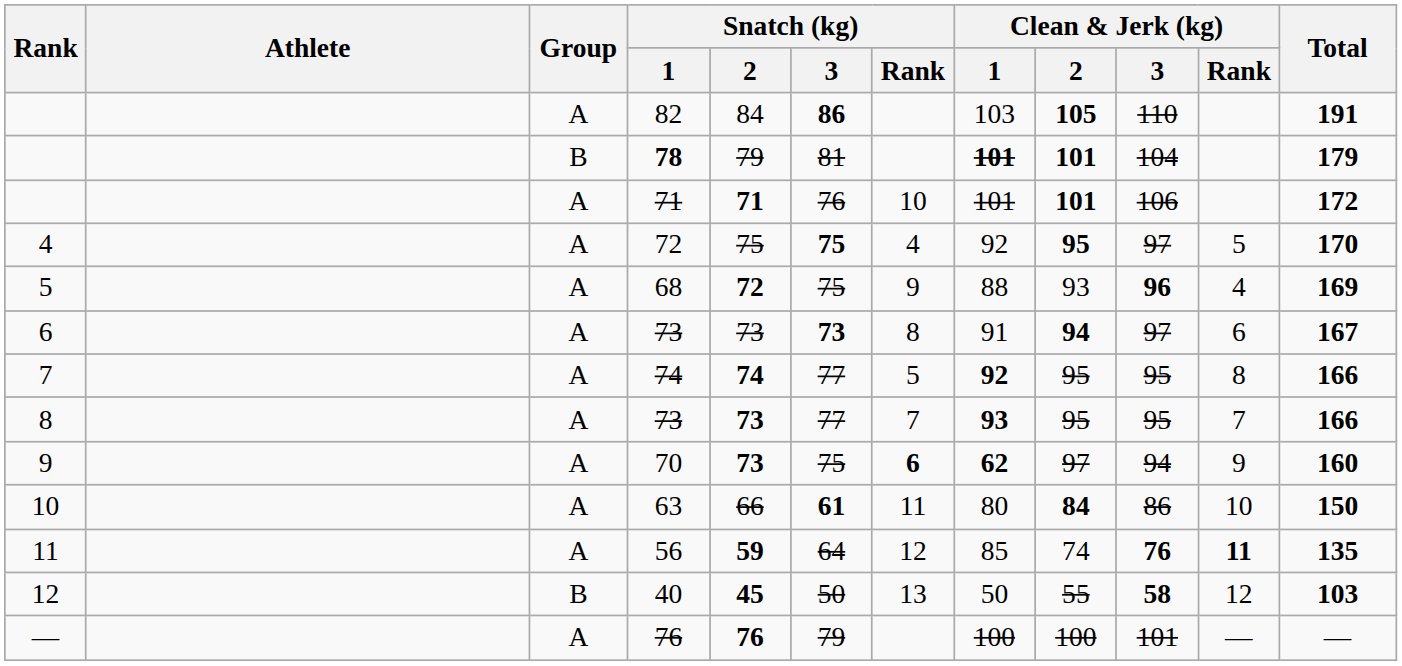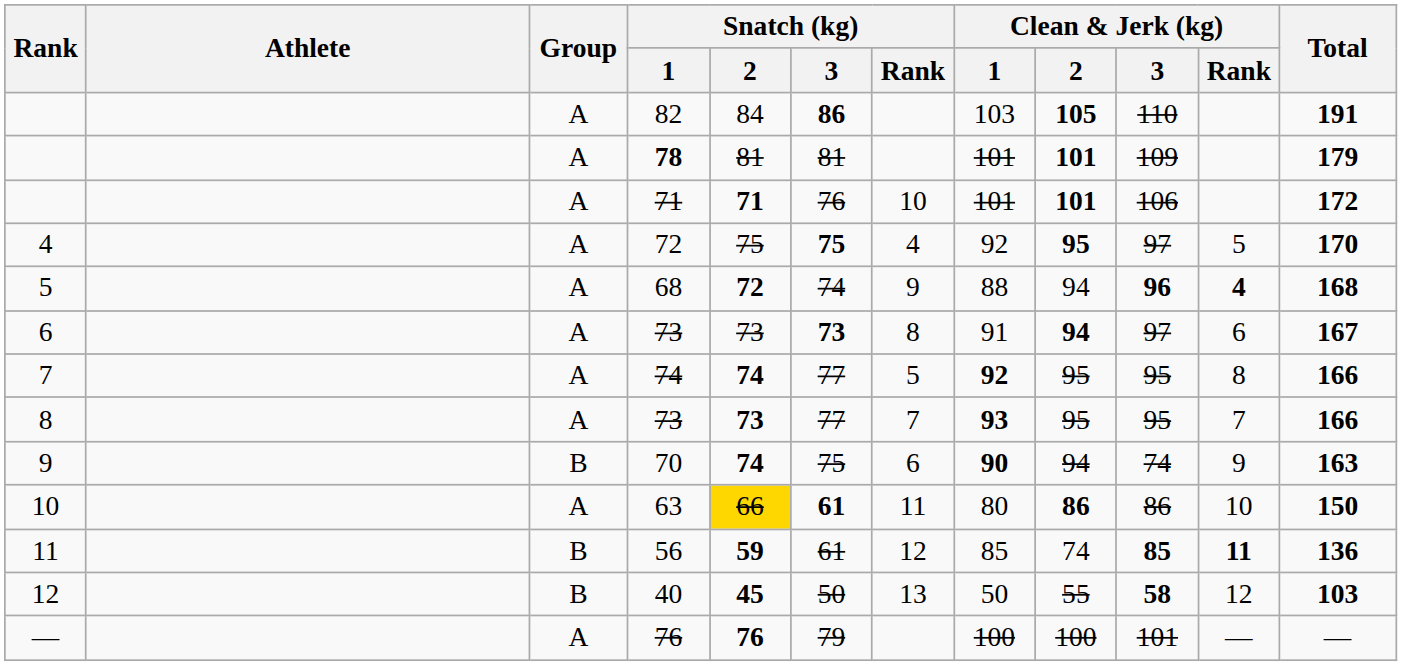(578, 157) B -> (578, 157) A
(750, 157) 79 -> (750, 157) 81
(994, 157) bold -> (994, 157) normal
(1157, 157) 104 -> (1157, 157) 109
(831, 288) 75 -> (831, 288) 74
(1076, 288) 93 -> (1076, 288) 94
(1239, 288) normal -> (1239, 288) bold
(1338, 288) 169 -> (1338, 288) 168
(578, 462) A -> (578, 462) B
(750, 462) 73 -> (750, 462) 74
(913, 462) bold -> (913, 462) normal
(994, 462) 62 -> (994, 462) 90
(1076, 462) 97 -> (1076, 462) 94
(1157, 462) 94 -> (1157, 462) 74
(1338, 462) 160 -> (1338, 462) 163
(750, 506) no background -> (750, 506) gold background
(1076, 506) 84 -> (1076, 506) 86
(578, 550) A -> (578, 550) B
(831, 550) 64 -> (831, 550) 61
(1157, 550) 76 -> (1157, 550) 85
(1338, 550) 135 -> (1338, 550) 136
